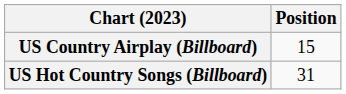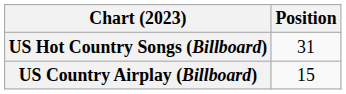rows swapped: (138, 46) <-> (138, 74)
